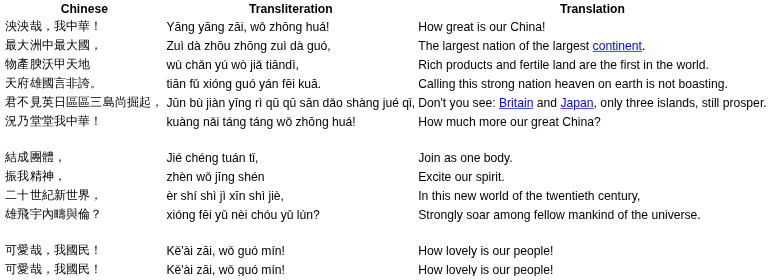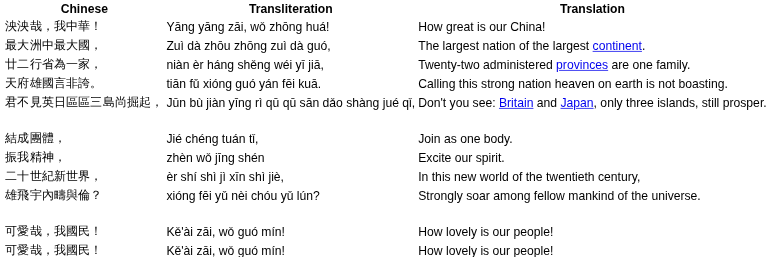+ row: (54, 64)
- row: (48, 64)
- row: (54, 121)
